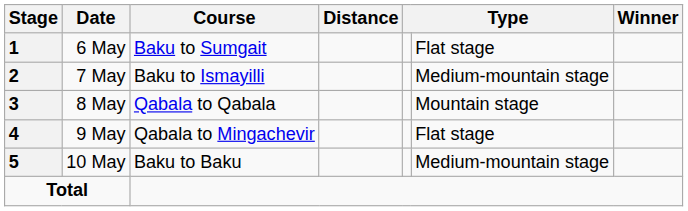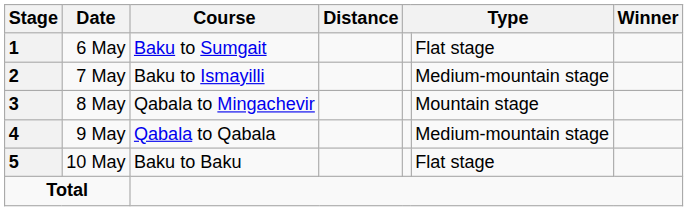(205, 104) Qabala to Qabala -> (224, 104) Qabala to Mingachevir
(224, 133) Qabala to Mingachevir -> (205, 133) Qabala to Qabala
(455, 133) Flat stage -> (512, 133) Medium-mountain stage
(512, 162) Medium-mountain stage -> (455, 162) Flat stage
